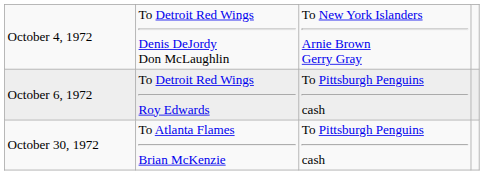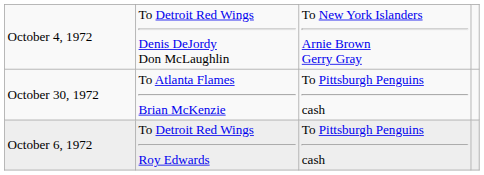rows swapped: (50, 94) <-> (53, 145)
